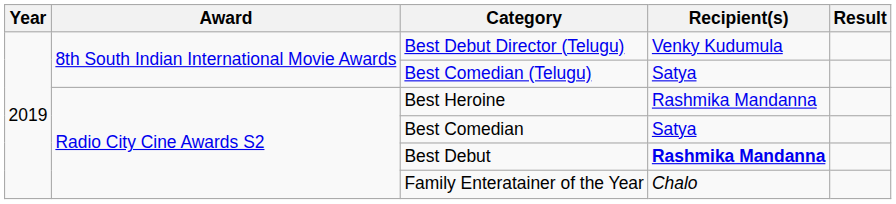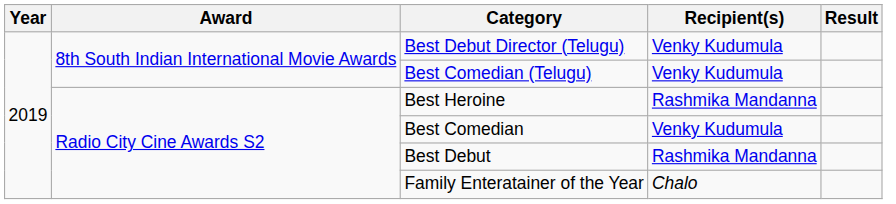(674, 73) Satya -> (717, 73) Venky Kudumula
(674, 128) Satya -> (717, 128) Venky Kudumula
(739, 156) bold -> (734, 156) normal
